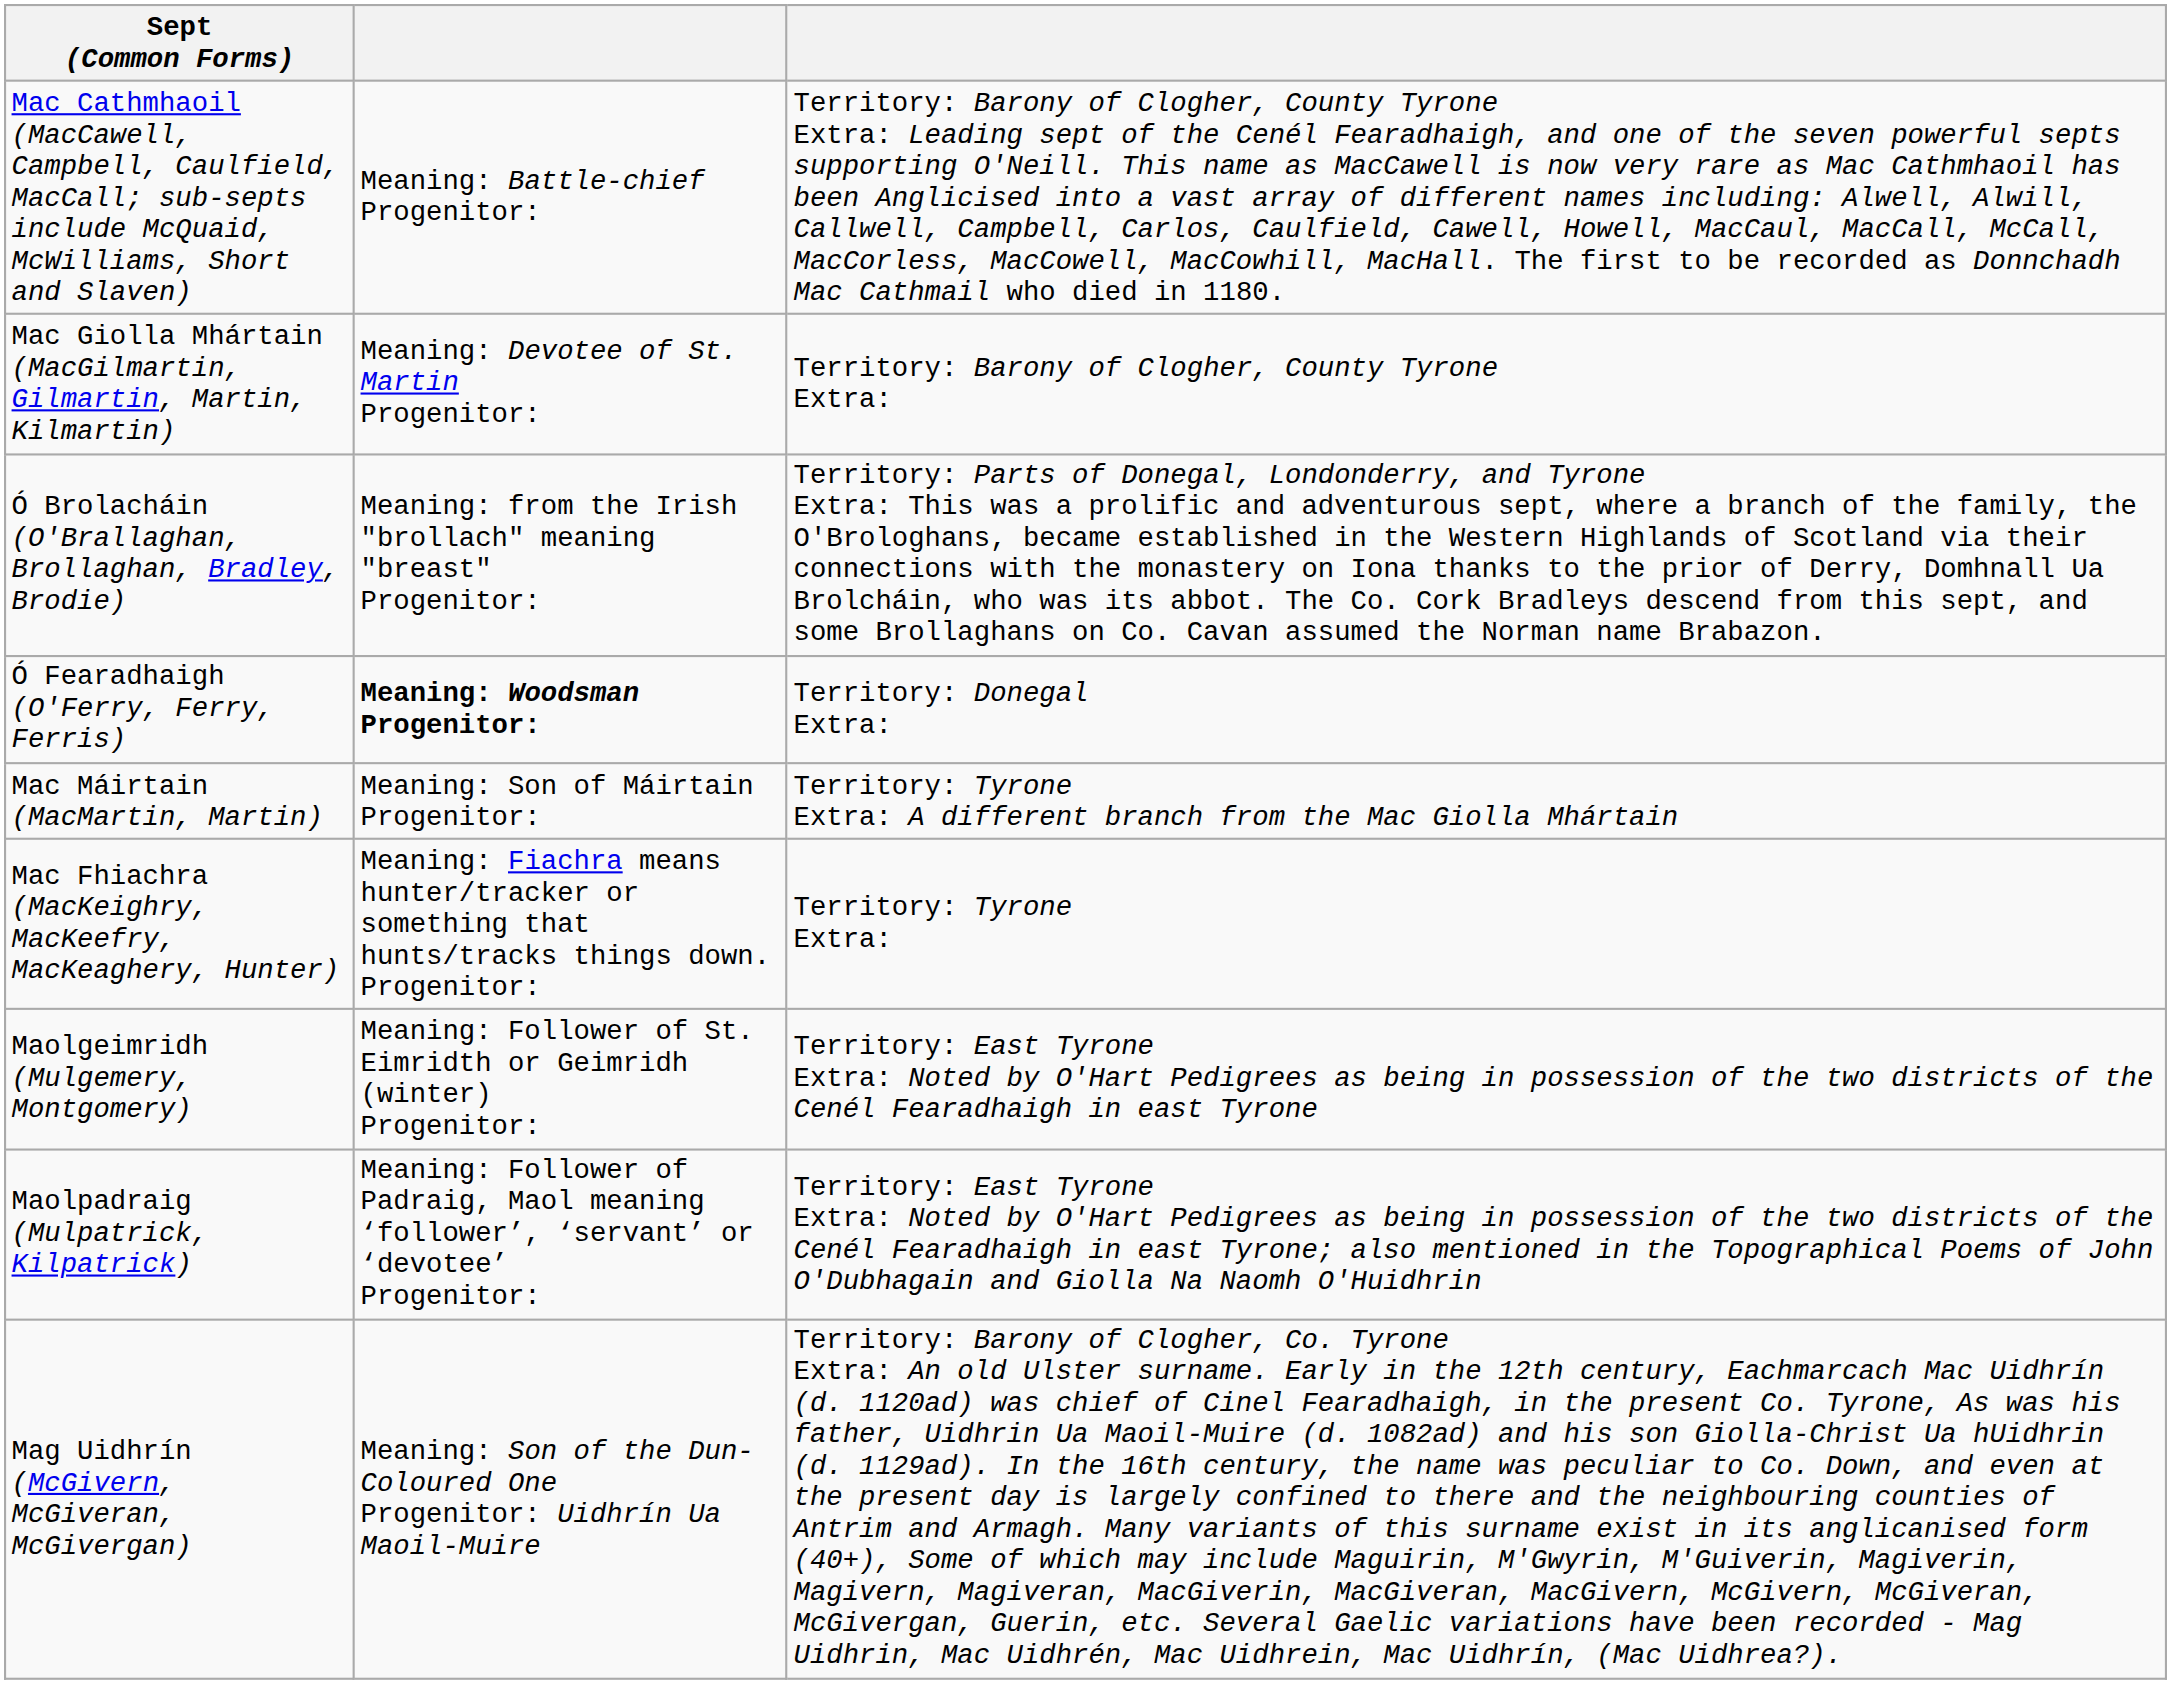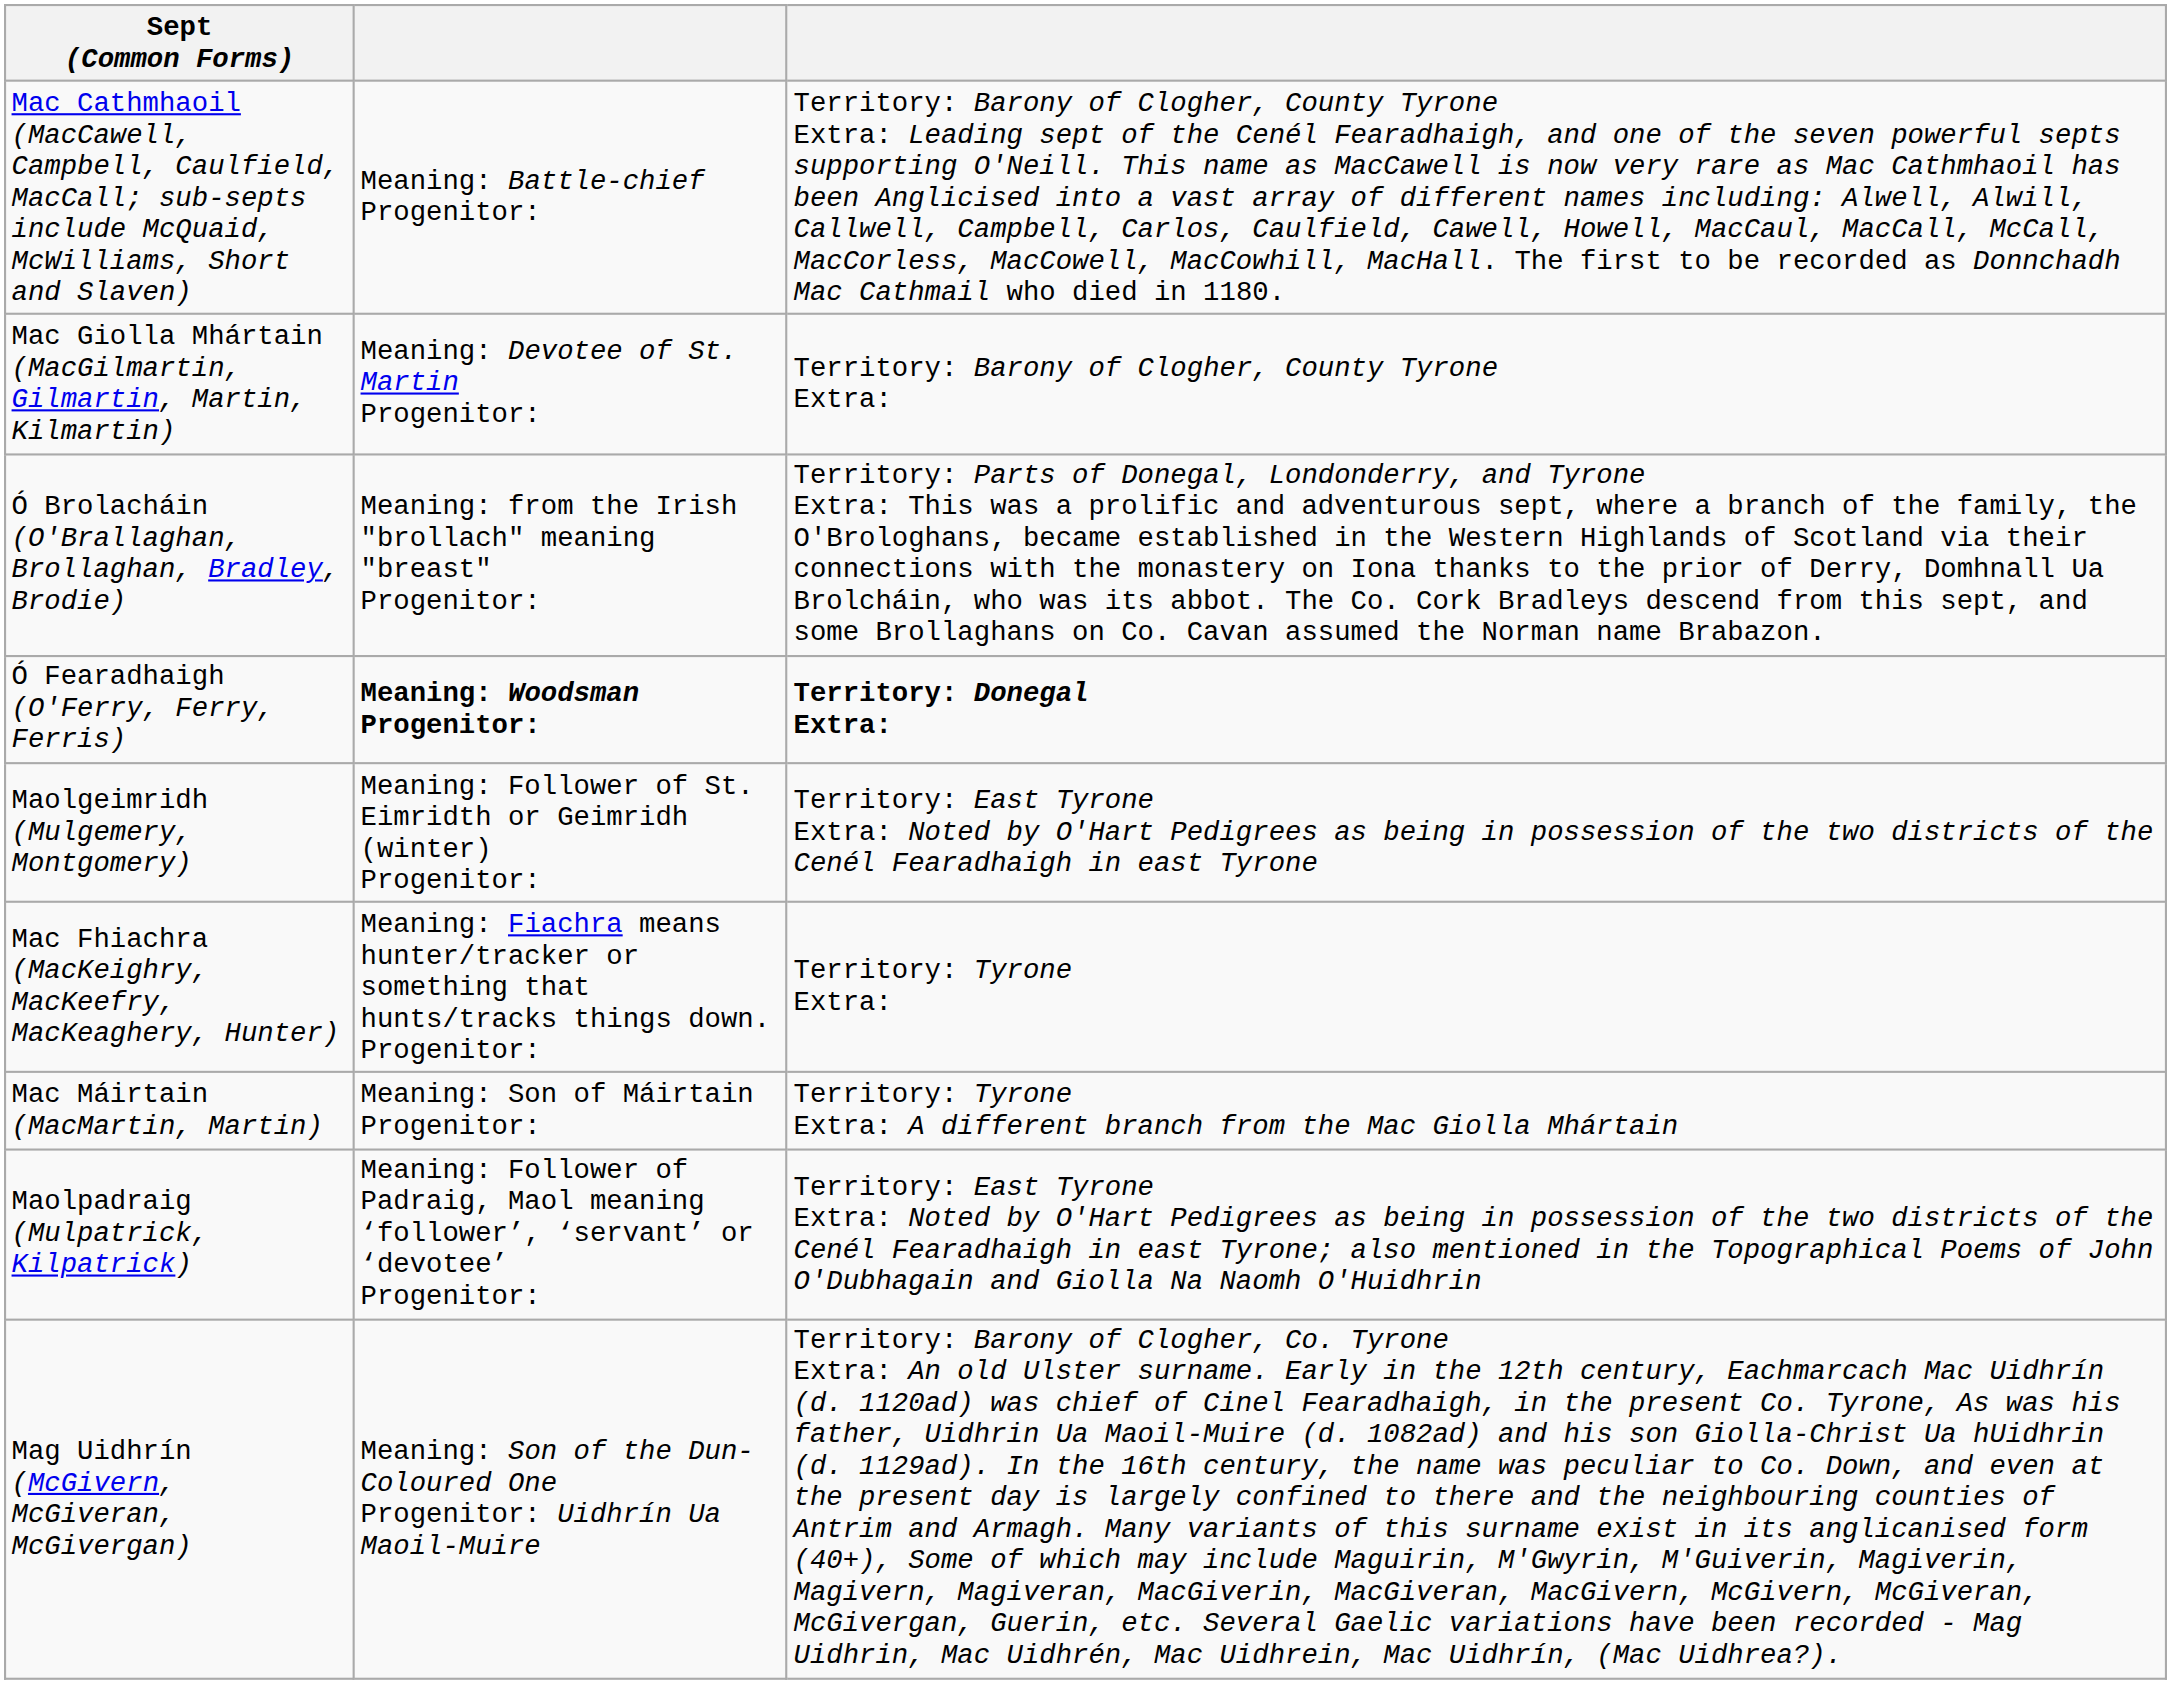(941, 709) normal -> (941, 709) bold
rows swapped: (167, 801) <-> (110, 1079)
